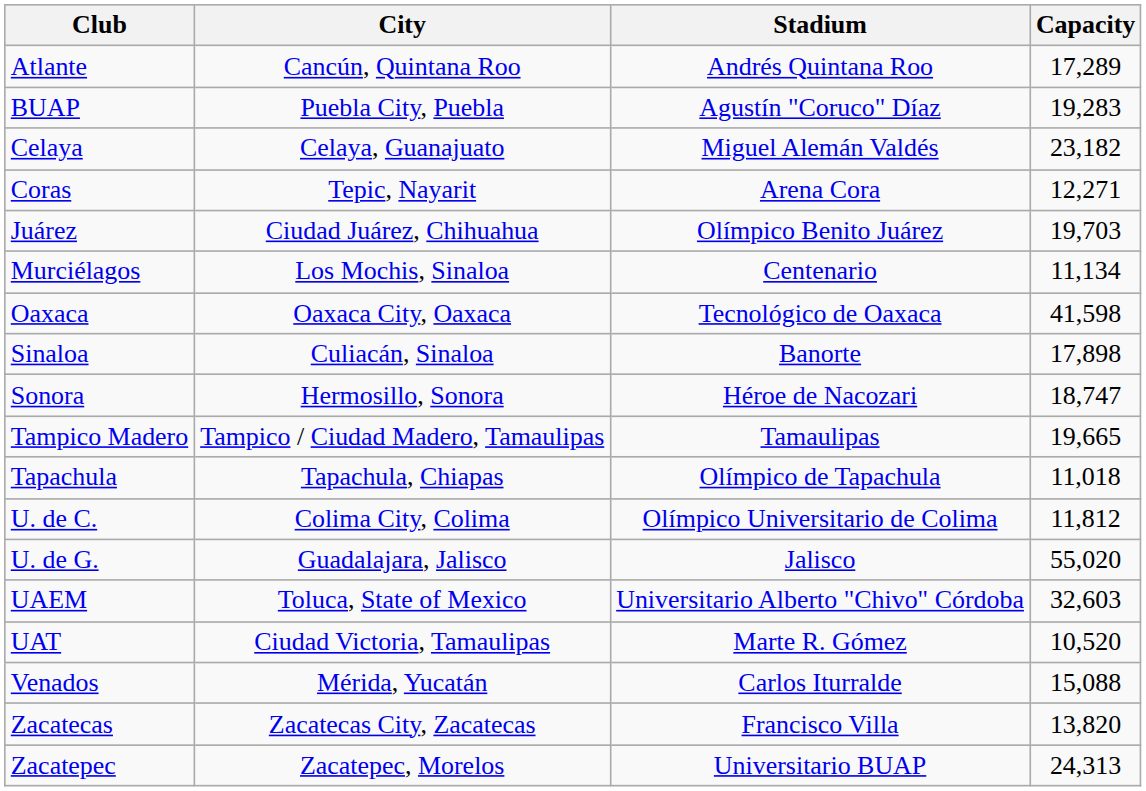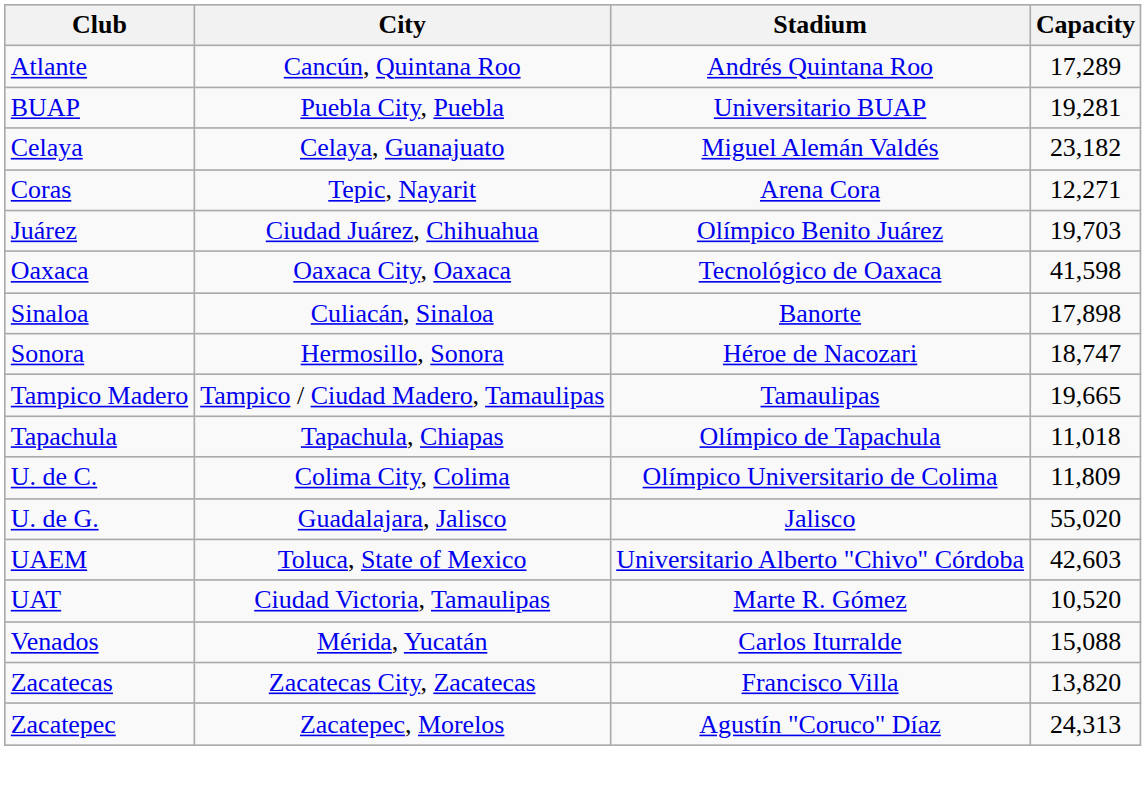(820, 107) Agustín "Coruco" Díaz -> (820, 107) Universitario BUAP
(1086, 107) 19,283 -> (1086, 107) 19,281
- row: (76, 271)
(1086, 518) 11,812 -> (1086, 477) 11,809
(1086, 600) 32,603 -> (1086, 559) 42,603
(820, 764) Universitario BUAP -> (820, 723) Agustín "Coruco" Díaz
